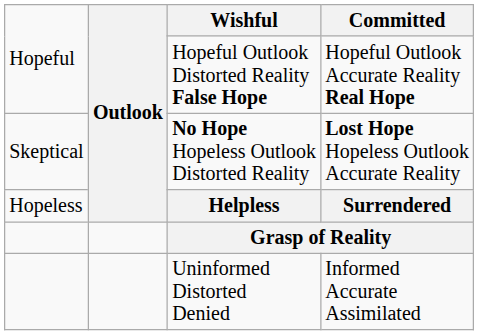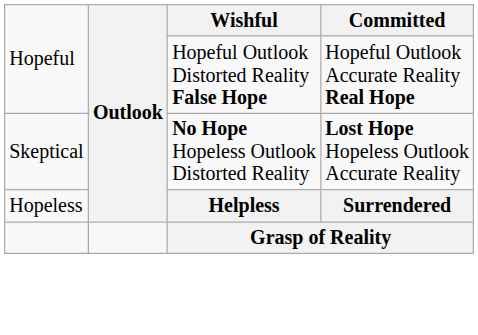- row: (221, 291)
